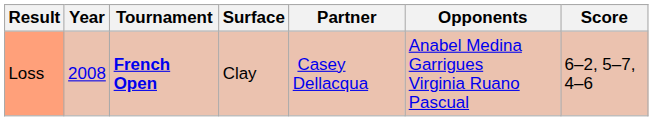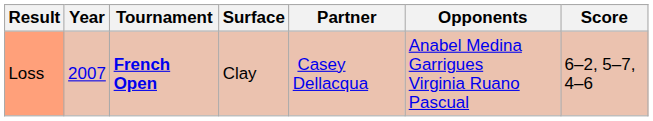(87, 73) 2008 -> (87, 73) 2007
